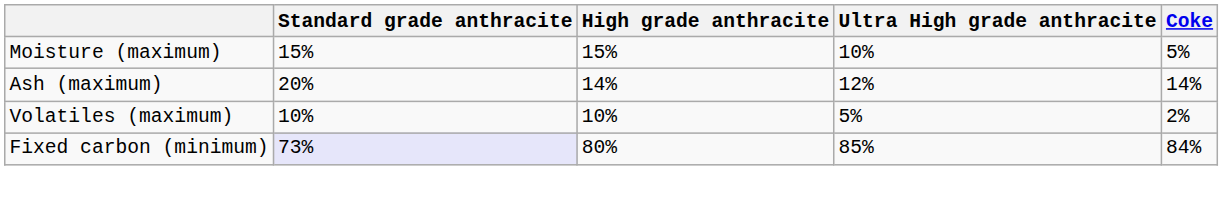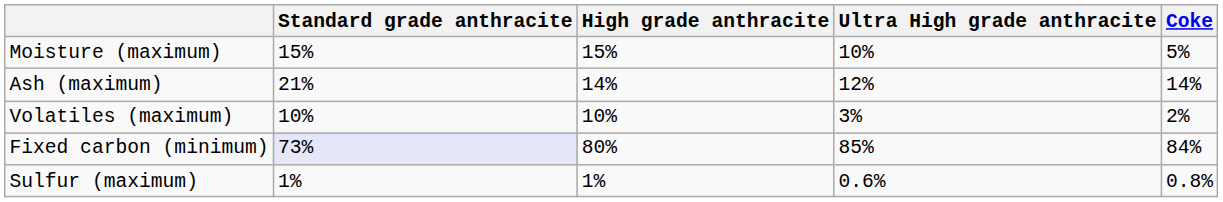(296, 85) 20% -> (296, 85) 21%
(850, 117) 5% -> (850, 117) 3%
+ row: (104, 181)
